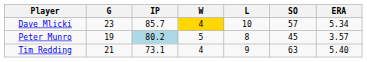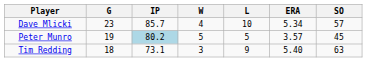columns swapped: (339, 11) <-> (293, 11)
(201, 24) gold background -> (201, 24) no background
(247, 37) 8 -> (247, 37) 5
(109, 50) 21 -> (109, 50) 18
(201, 50) 4 -> (201, 50) 3
